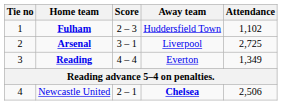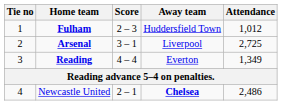(250, 28) 1,102 -> (250, 28) 1,012
(250, 92) 2,506 -> (250, 92) 2,486
